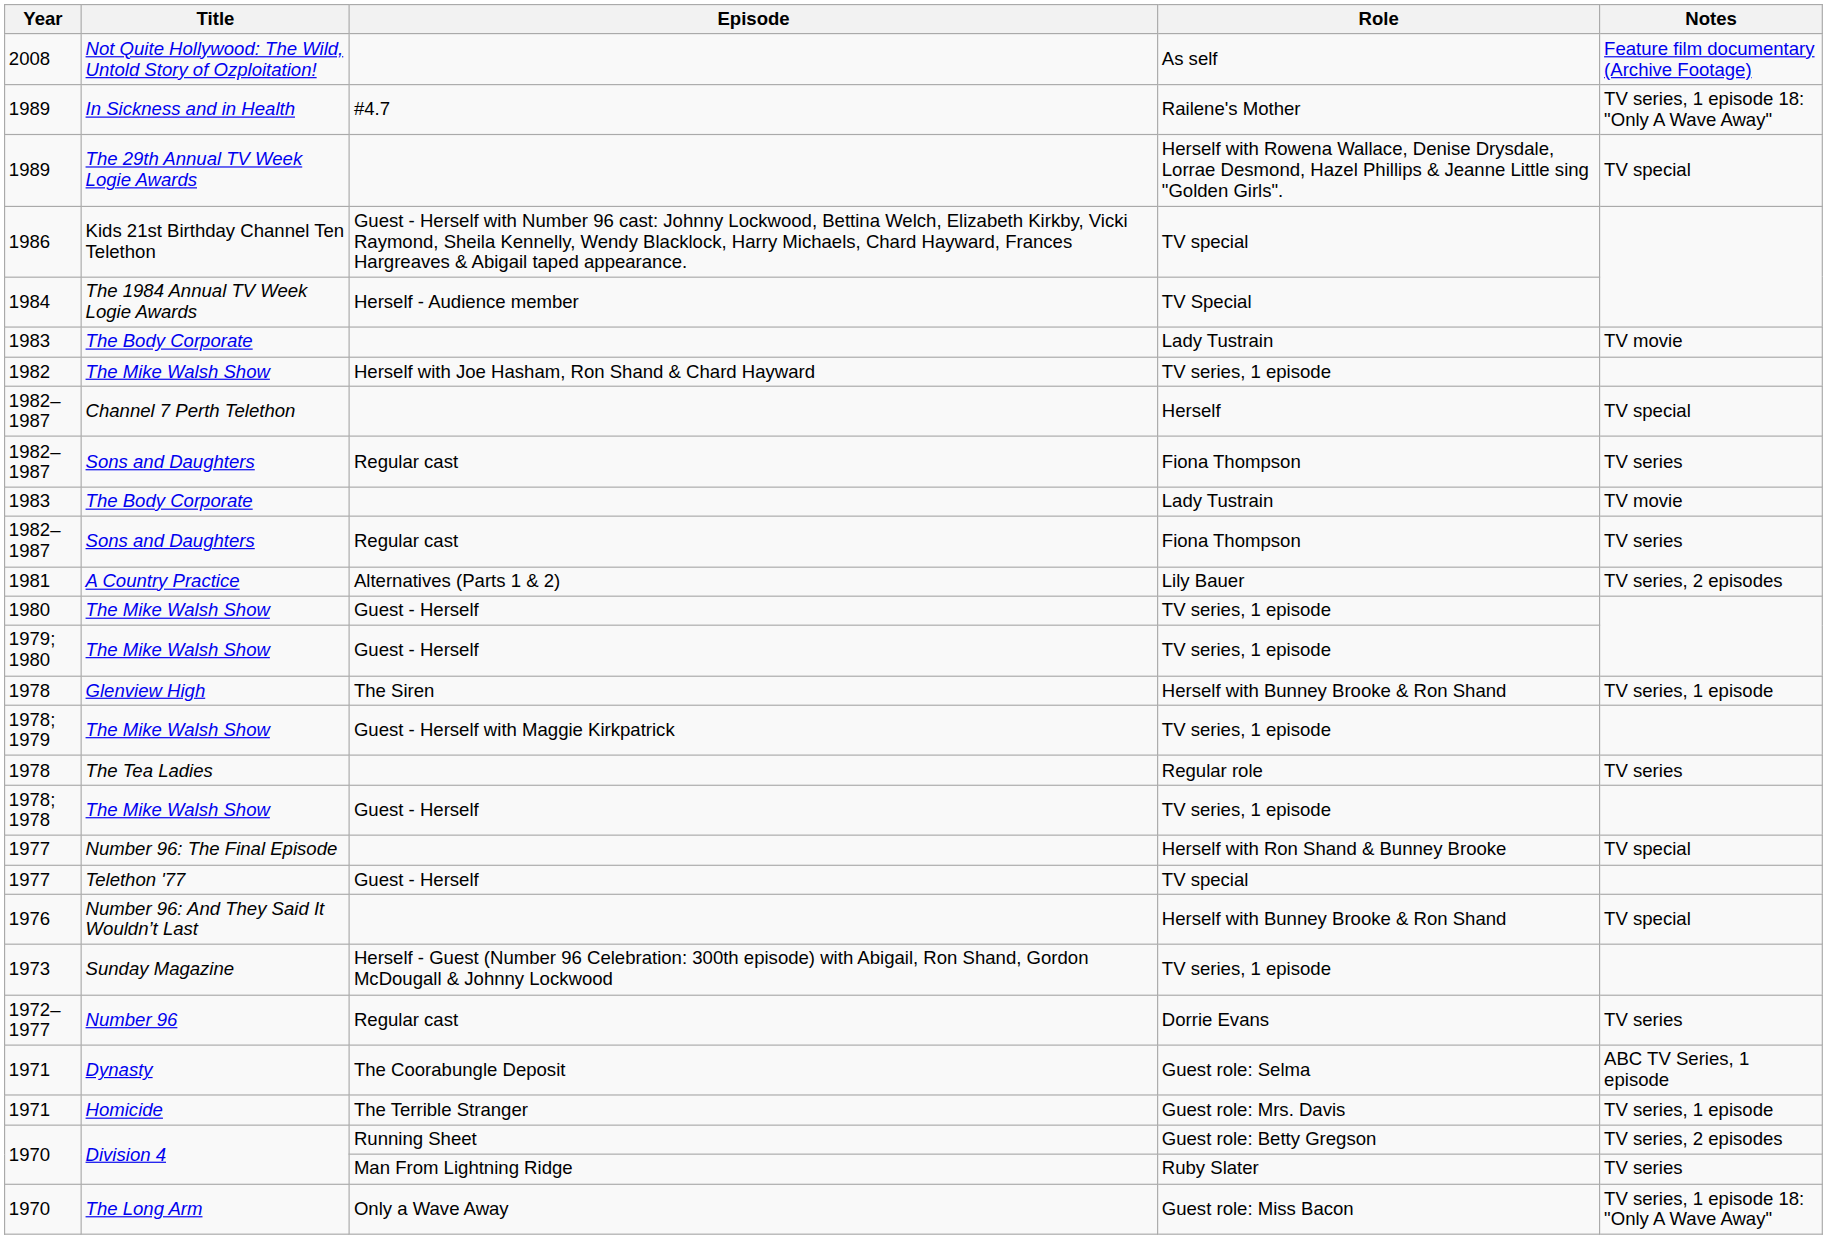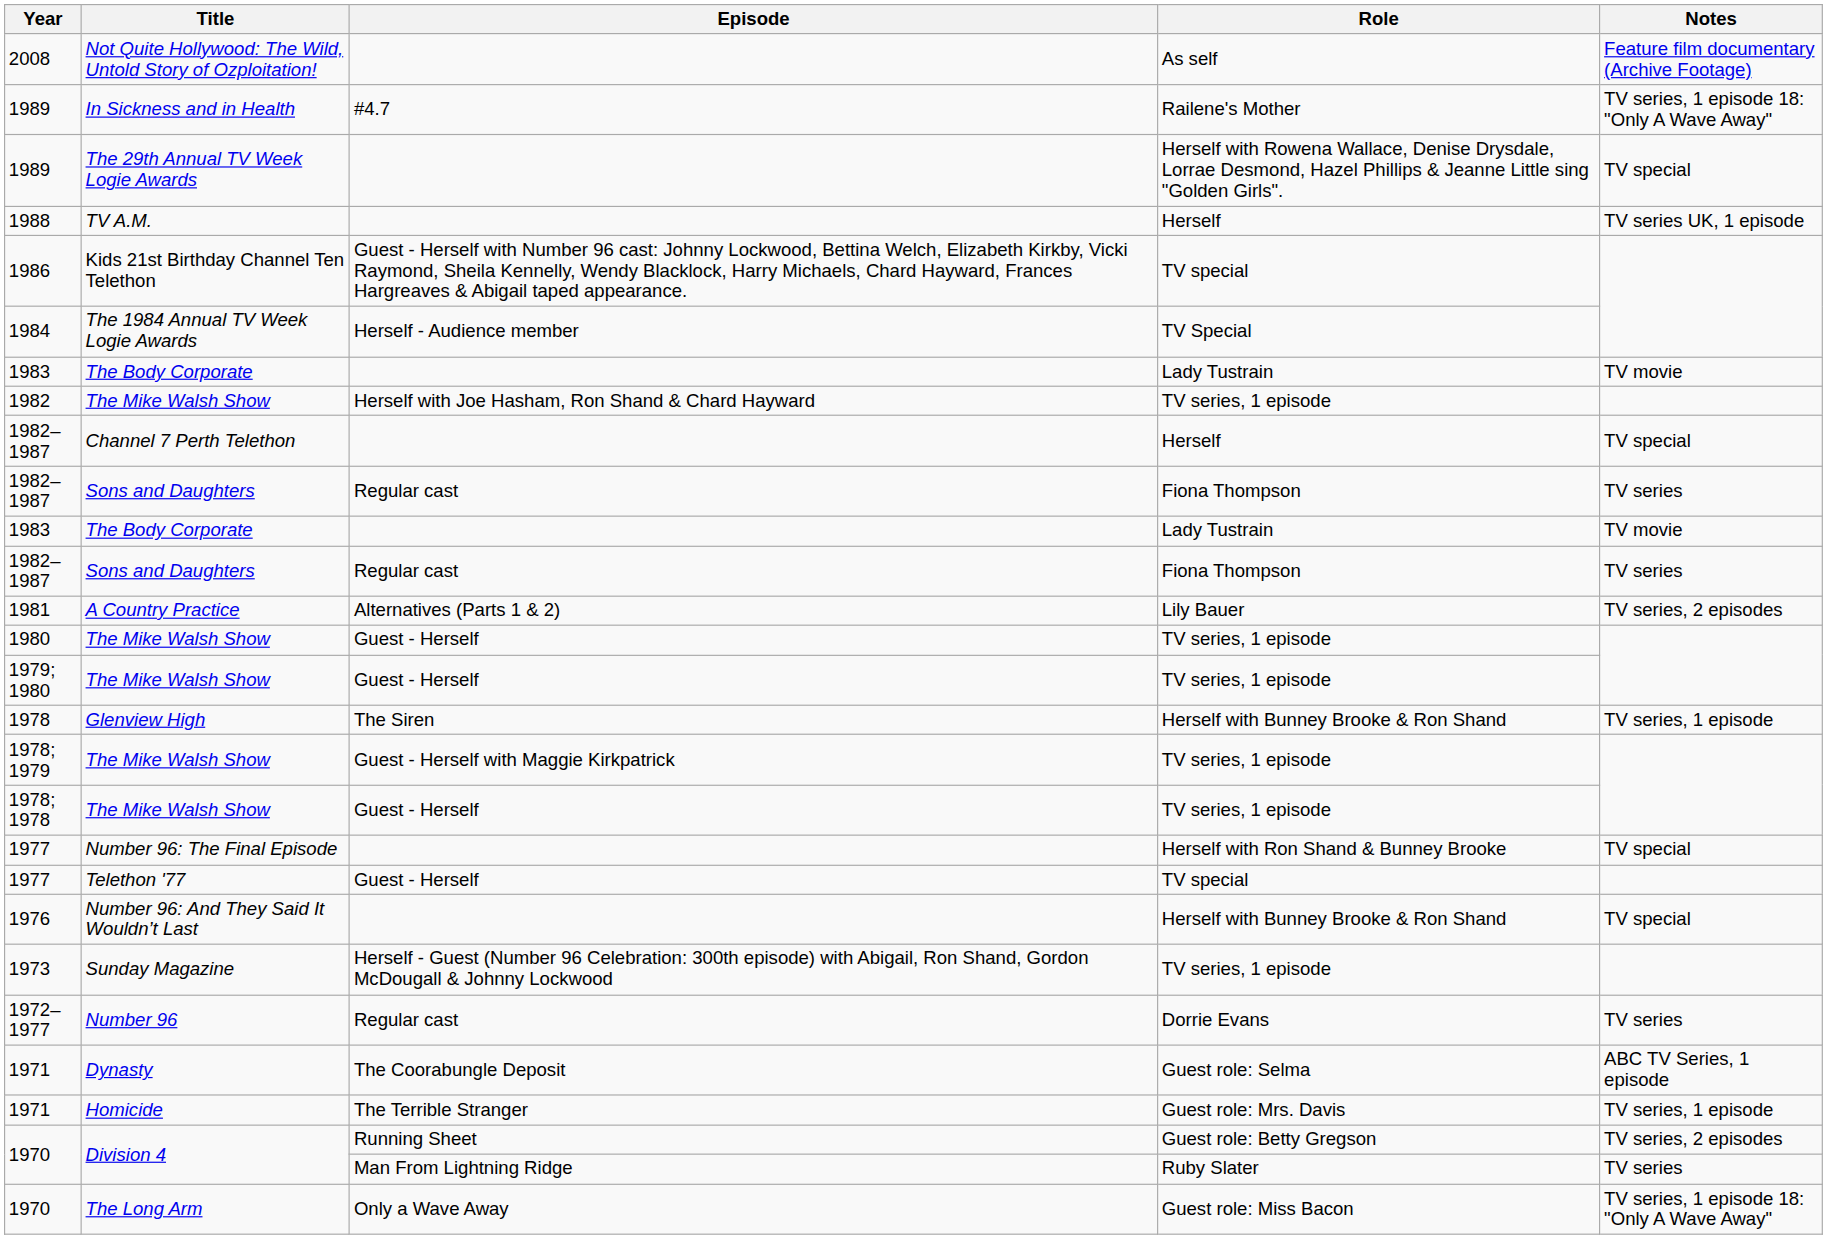+ row: (30, 220)
- row: (30, 770)
